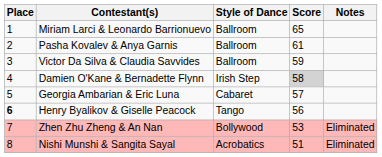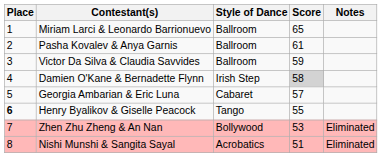(298, 111) 56 -> (298, 111) 55
